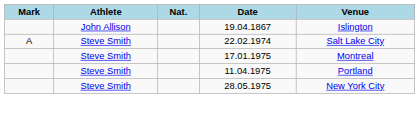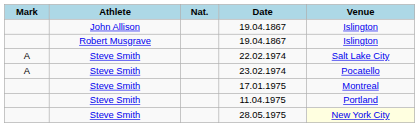+ row: (115, 42)
+ row: (115, 71)
(355, 86) no background -> (361, 116) lightyellow background
